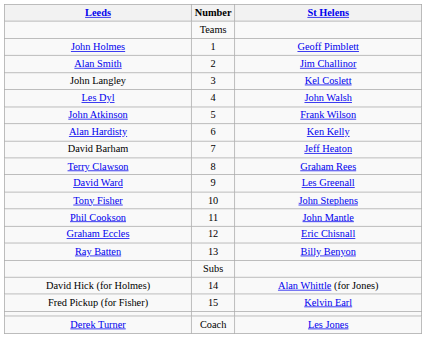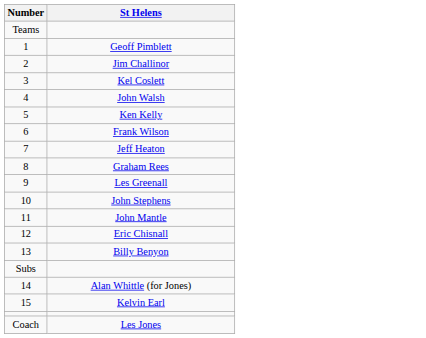- column: (98, 12)
(328, 114) Frank Wilson -> (141, 114) Ken Kelly
(328, 131) Ken Kelly -> (141, 131) Frank Wilson
